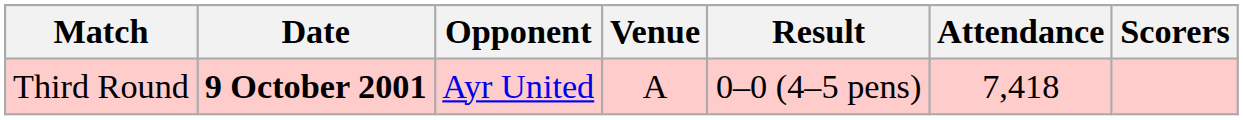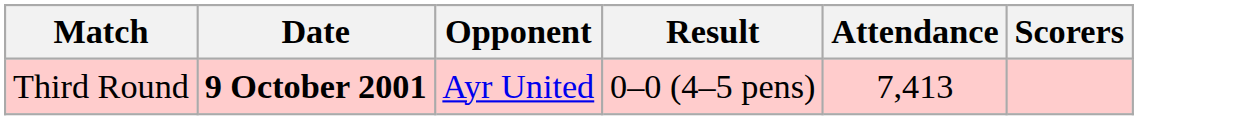- column: (655, 31)
(1021, 85) 7,418 -> (915, 85) 7,413
